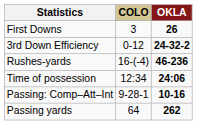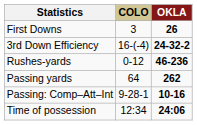(133, 45) 0-12 -> (133, 45) 16-(-4)
(133, 62) 16-(-4) -> (133, 62) 0-12
rows swapped: (39, 111) <-> (51, 78)
